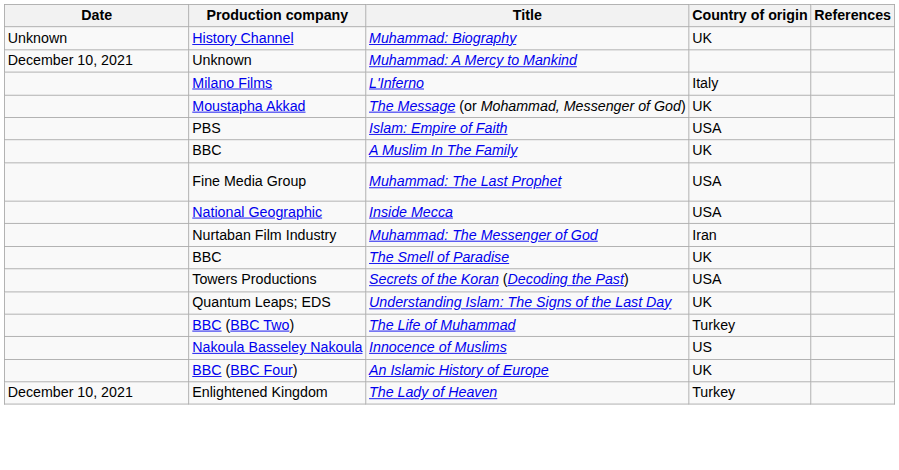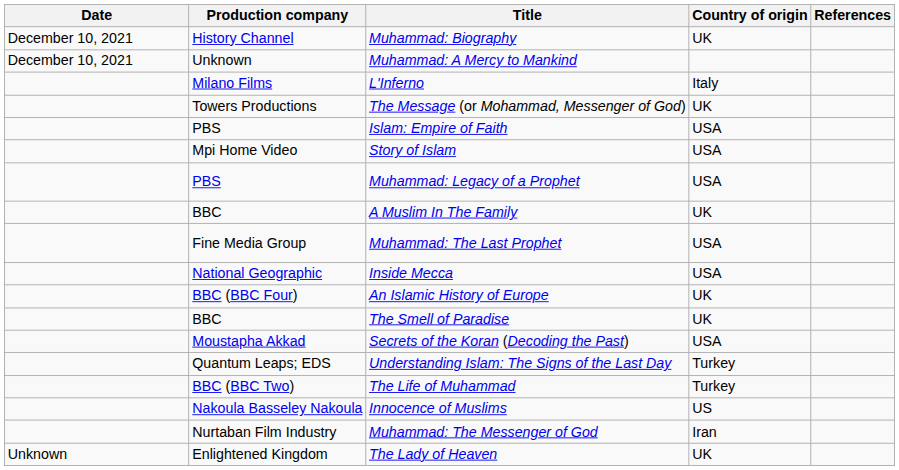(37, 38) Unknown -> (70, 38) December 10, 2021
(249, 106) Moustapha Akkad -> (254, 106) Towers Productions
+ row: (413, 151)
+ row: (474, 181)
rows swapped: (459, 370) <-> (483, 235)
(254, 280) Towers Productions -> (249, 341) Moustapha Akkad
(702, 302) UK -> (714, 364) Turkey
(70, 393) December 10, 2021 -> (37, 454) Unknown
(714, 393) Turkey -> (702, 454) UK
